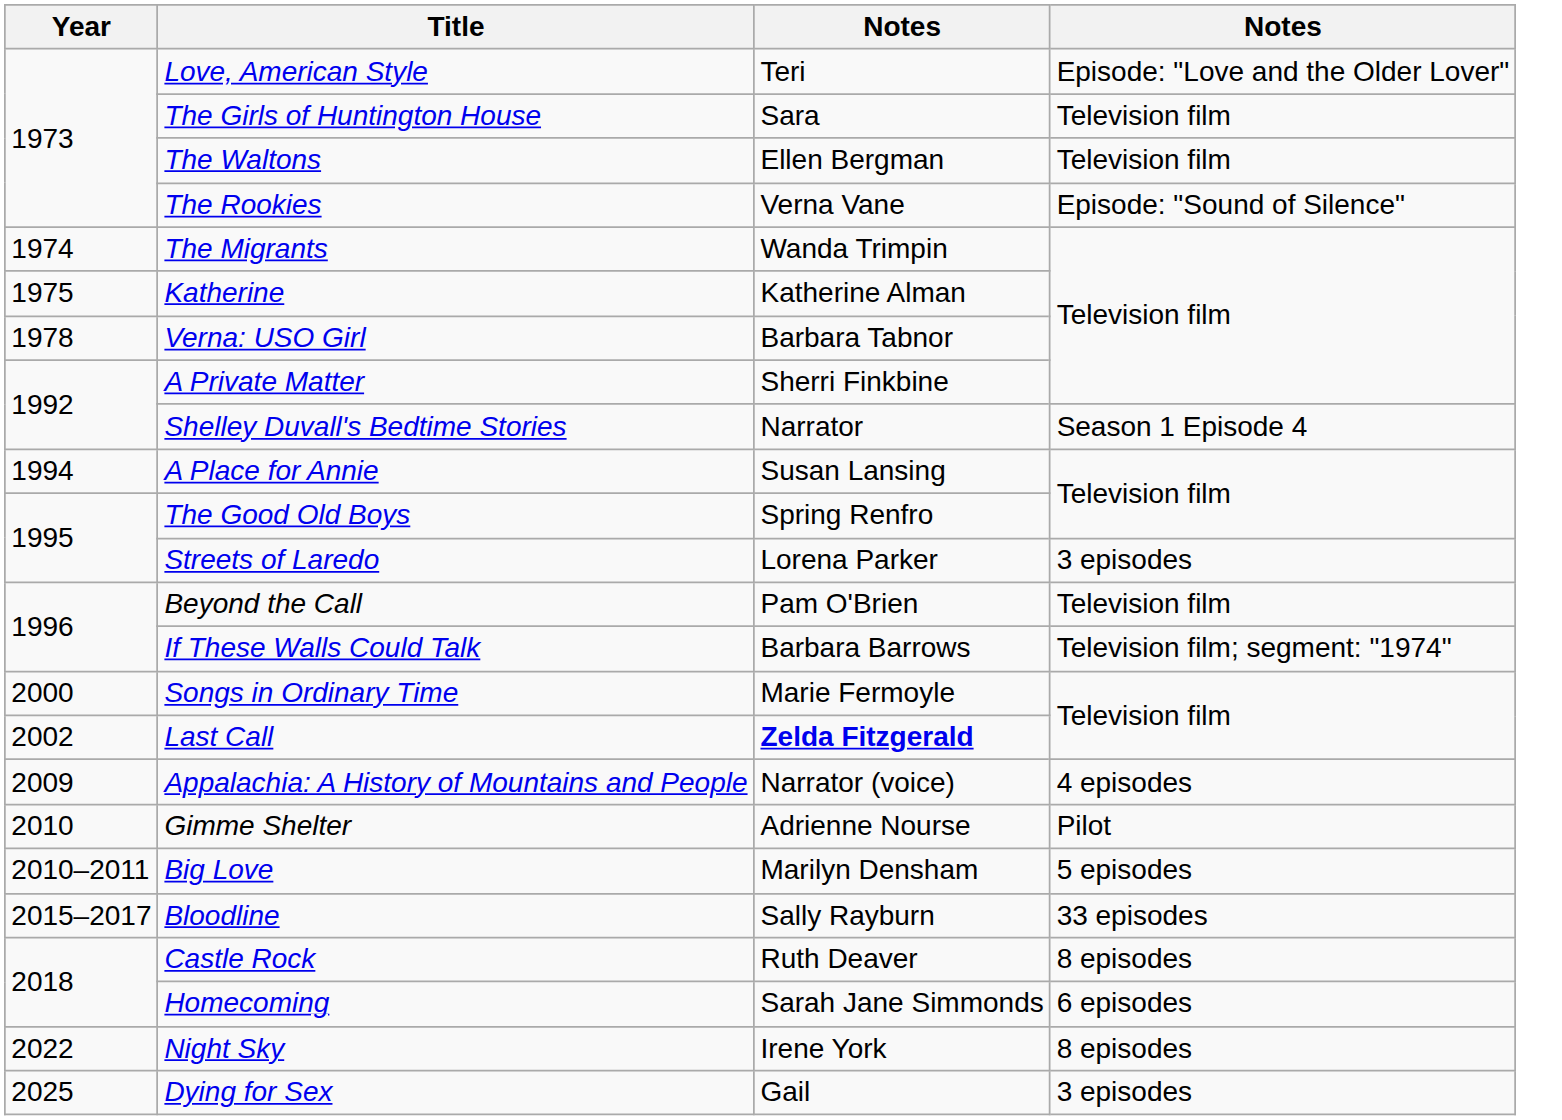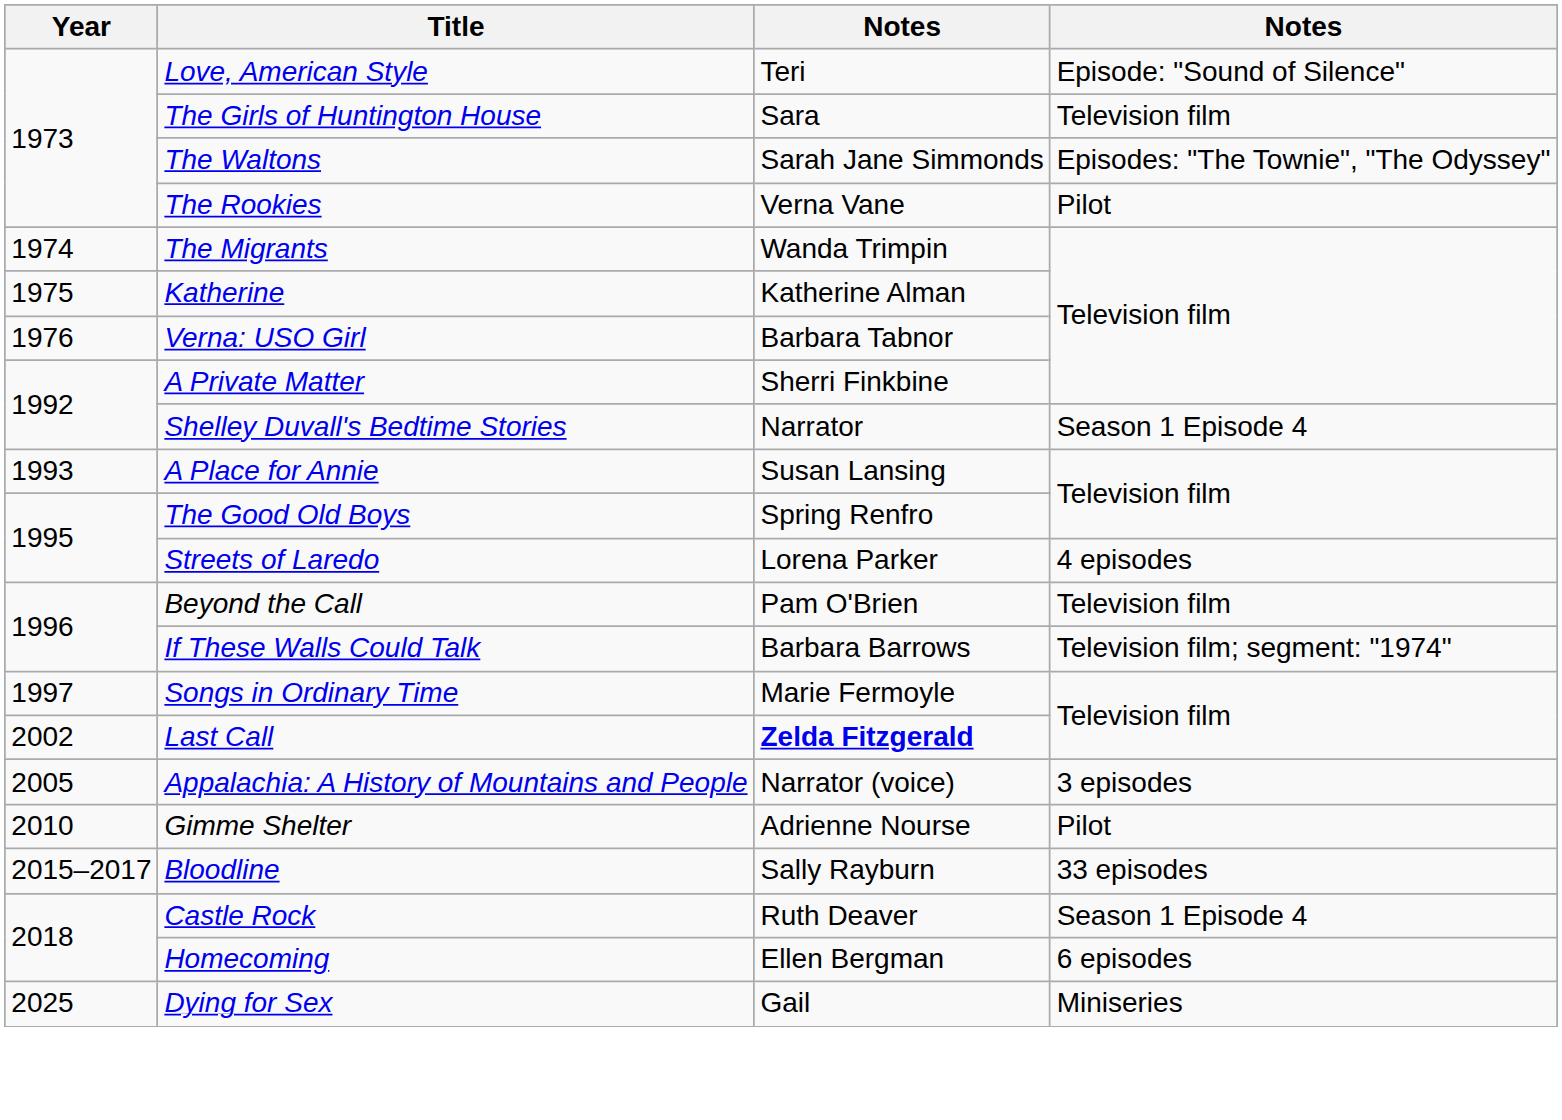(1283, 71) Episode: "Love and the Older Lover" -> (1231, 71) Episode: "Sound of Silence"
(852, 159) Ellen Bergman -> (902, 159) Sarah Jane Simmonds
(1144, 159) Television film -> (1303, 159) Episodes: "The Townie", "The Odyssey"
(1231, 204) Episode: "Sound of Silence" -> (1084, 204) Pilot
(42, 337) 1978 -> (42, 337) 1976
(42, 470) 1994 -> (42, 470) 1993
(1124, 559) 3 episodes -> (1124, 559) 4 episodes
(42, 692) 2000 -> (42, 692) 1997
(42, 781) 2009 -> (42, 781) 2005
(1124, 781) 4 episodes -> (1124, 781) 3 episodes
- row: (219, 870)
(1124, 959) 8 episodes -> (1182, 914) Season 1 Episode 4
(902, 1003) Sarah Jane Simmonds -> (852, 959) Ellen Bergman
- row: (224, 1048)
(1124, 1092) 3 episodes -> (1120, 1003) Miniseries
